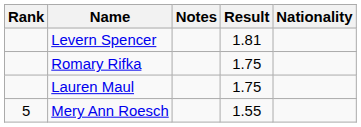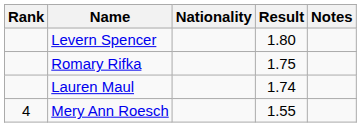columns swapped: (314, 16) <-> (196, 16)
(247, 40) 1.81 -> (281, 40) 1.80
(247, 87) 1.75 -> (281, 87) 1.74
(26, 111) 5 -> (26, 111) 4
